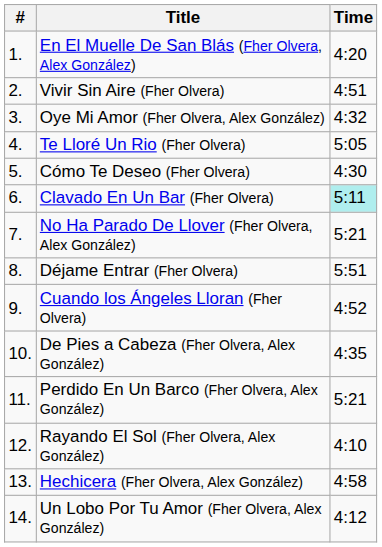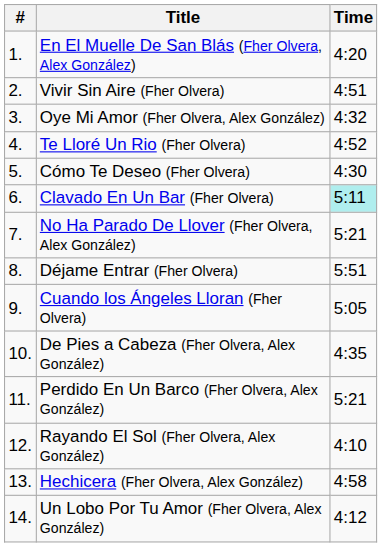(350, 144) 5:05 -> (350, 144) 4:52
(350, 307) 4:52 -> (350, 307) 5:05
